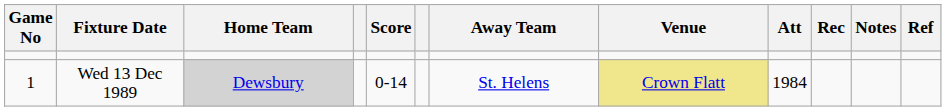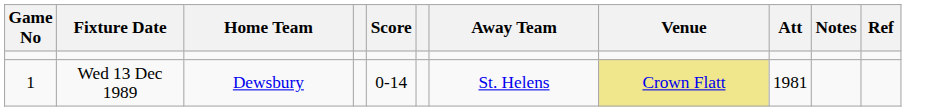- column: (831, 27)
(268, 82) lightgrey background -> (268, 82) no background
(790, 82) 1984 -> (790, 82) 1981
